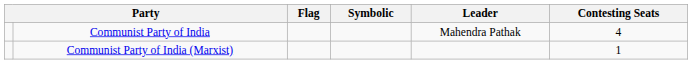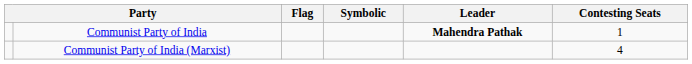(480, 31) normal -> (477, 31) bold
(618, 31) 4 -> (620, 31) 1
(618, 50) 1 -> (620, 50) 4
